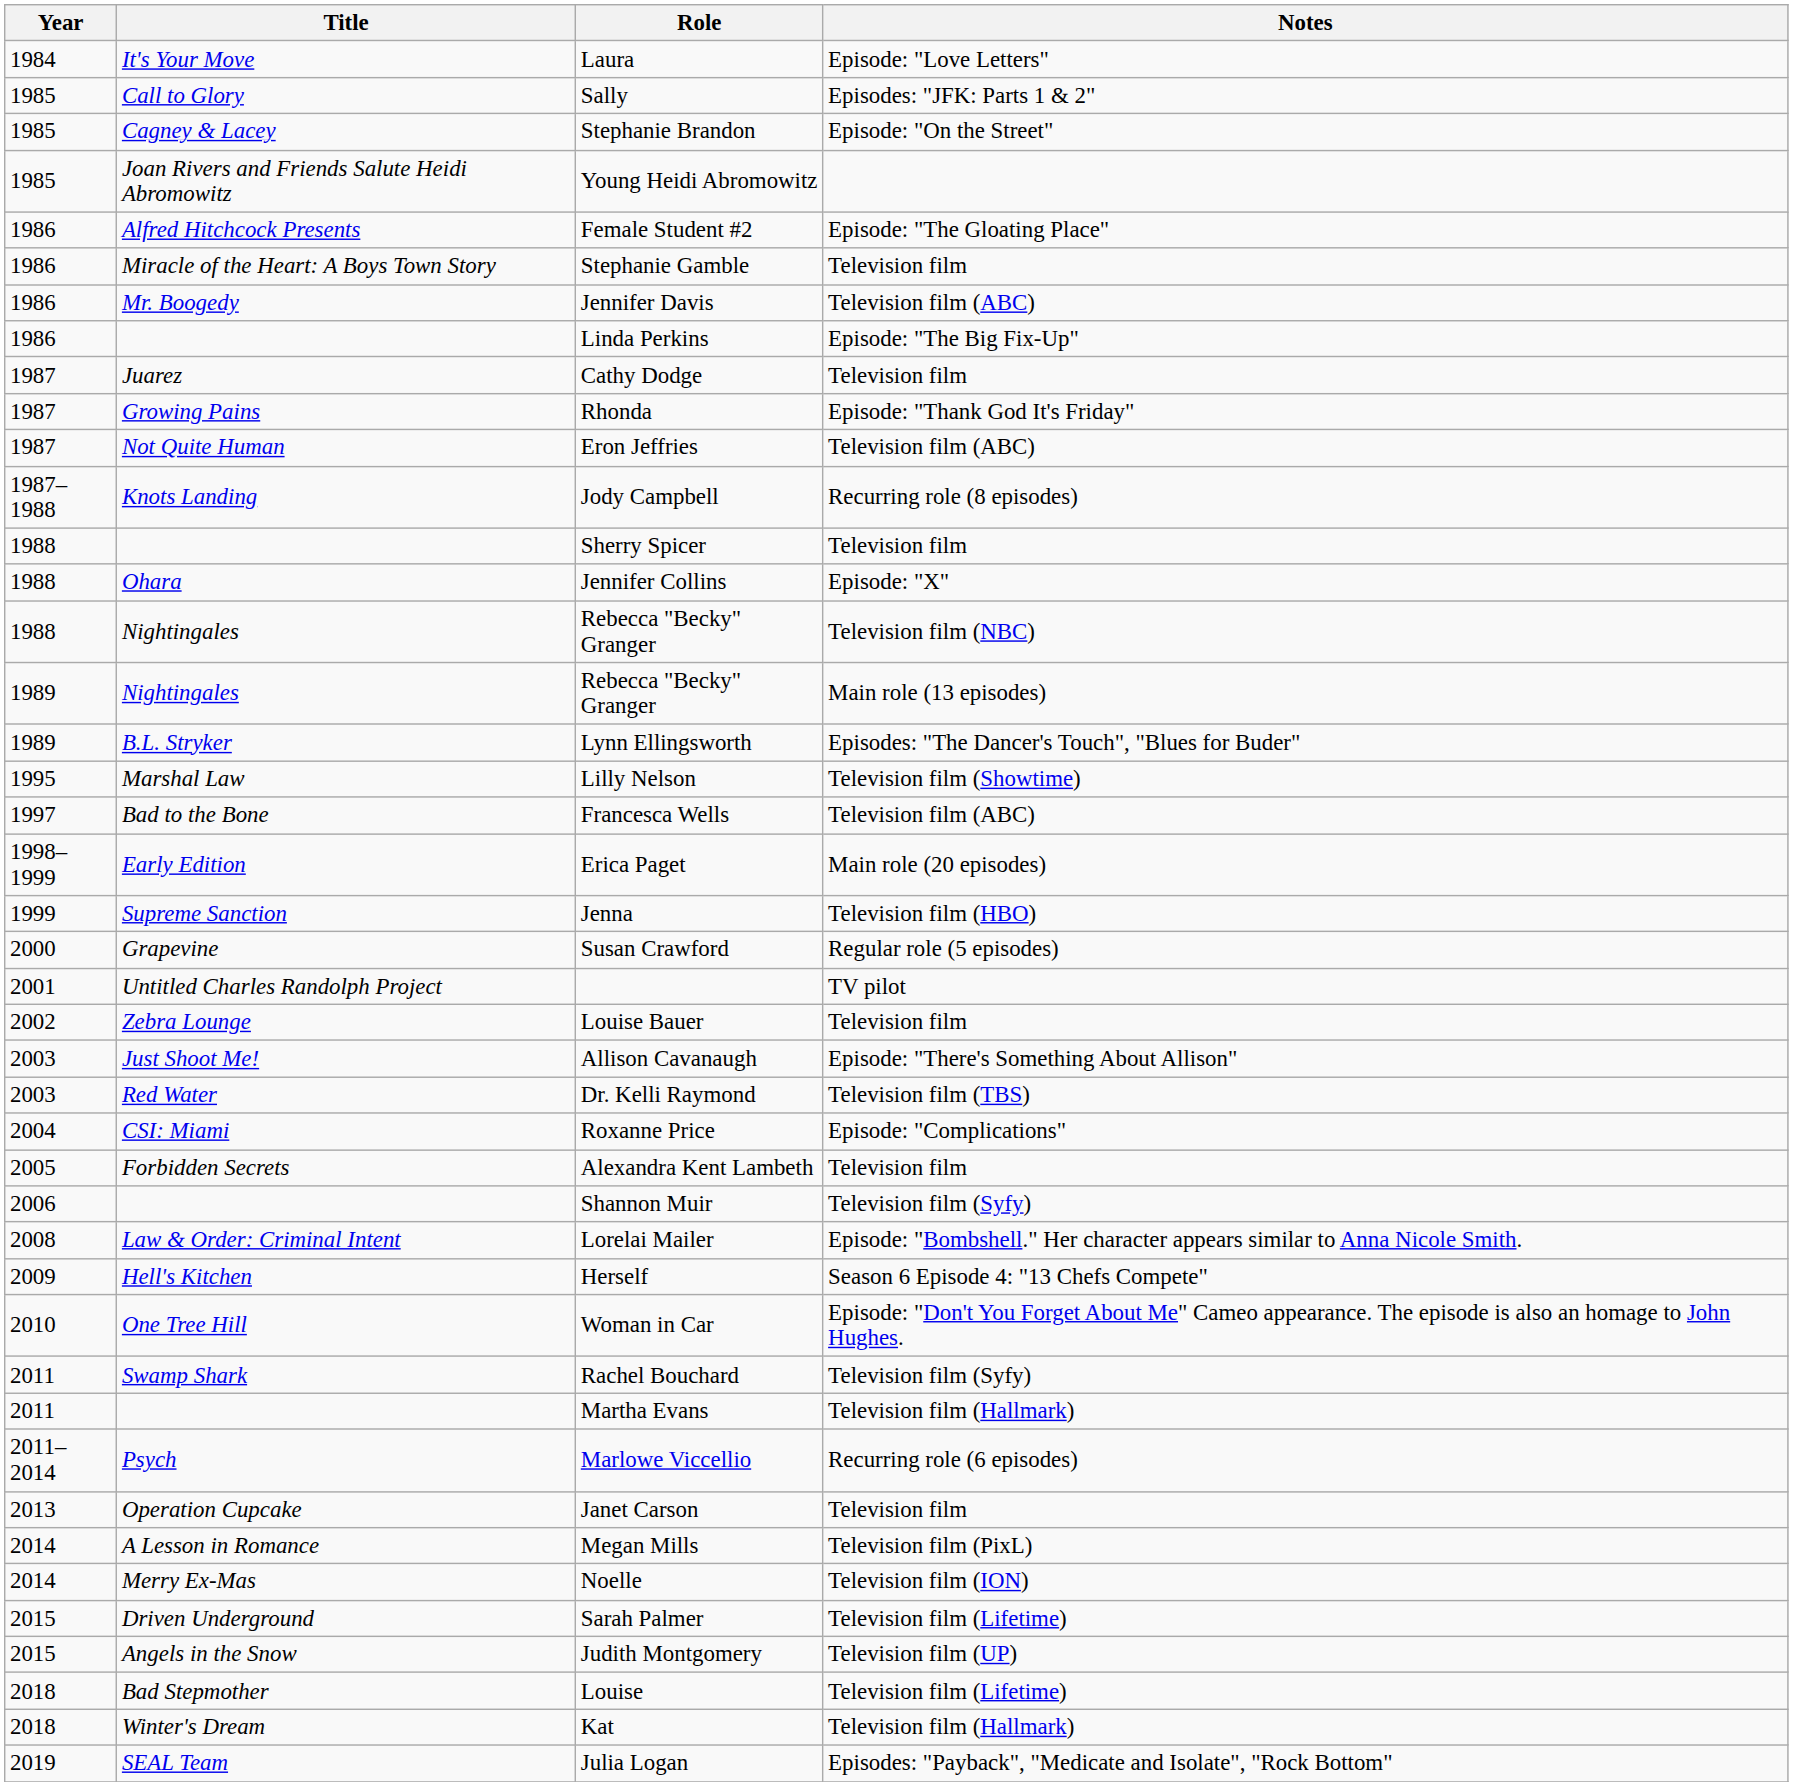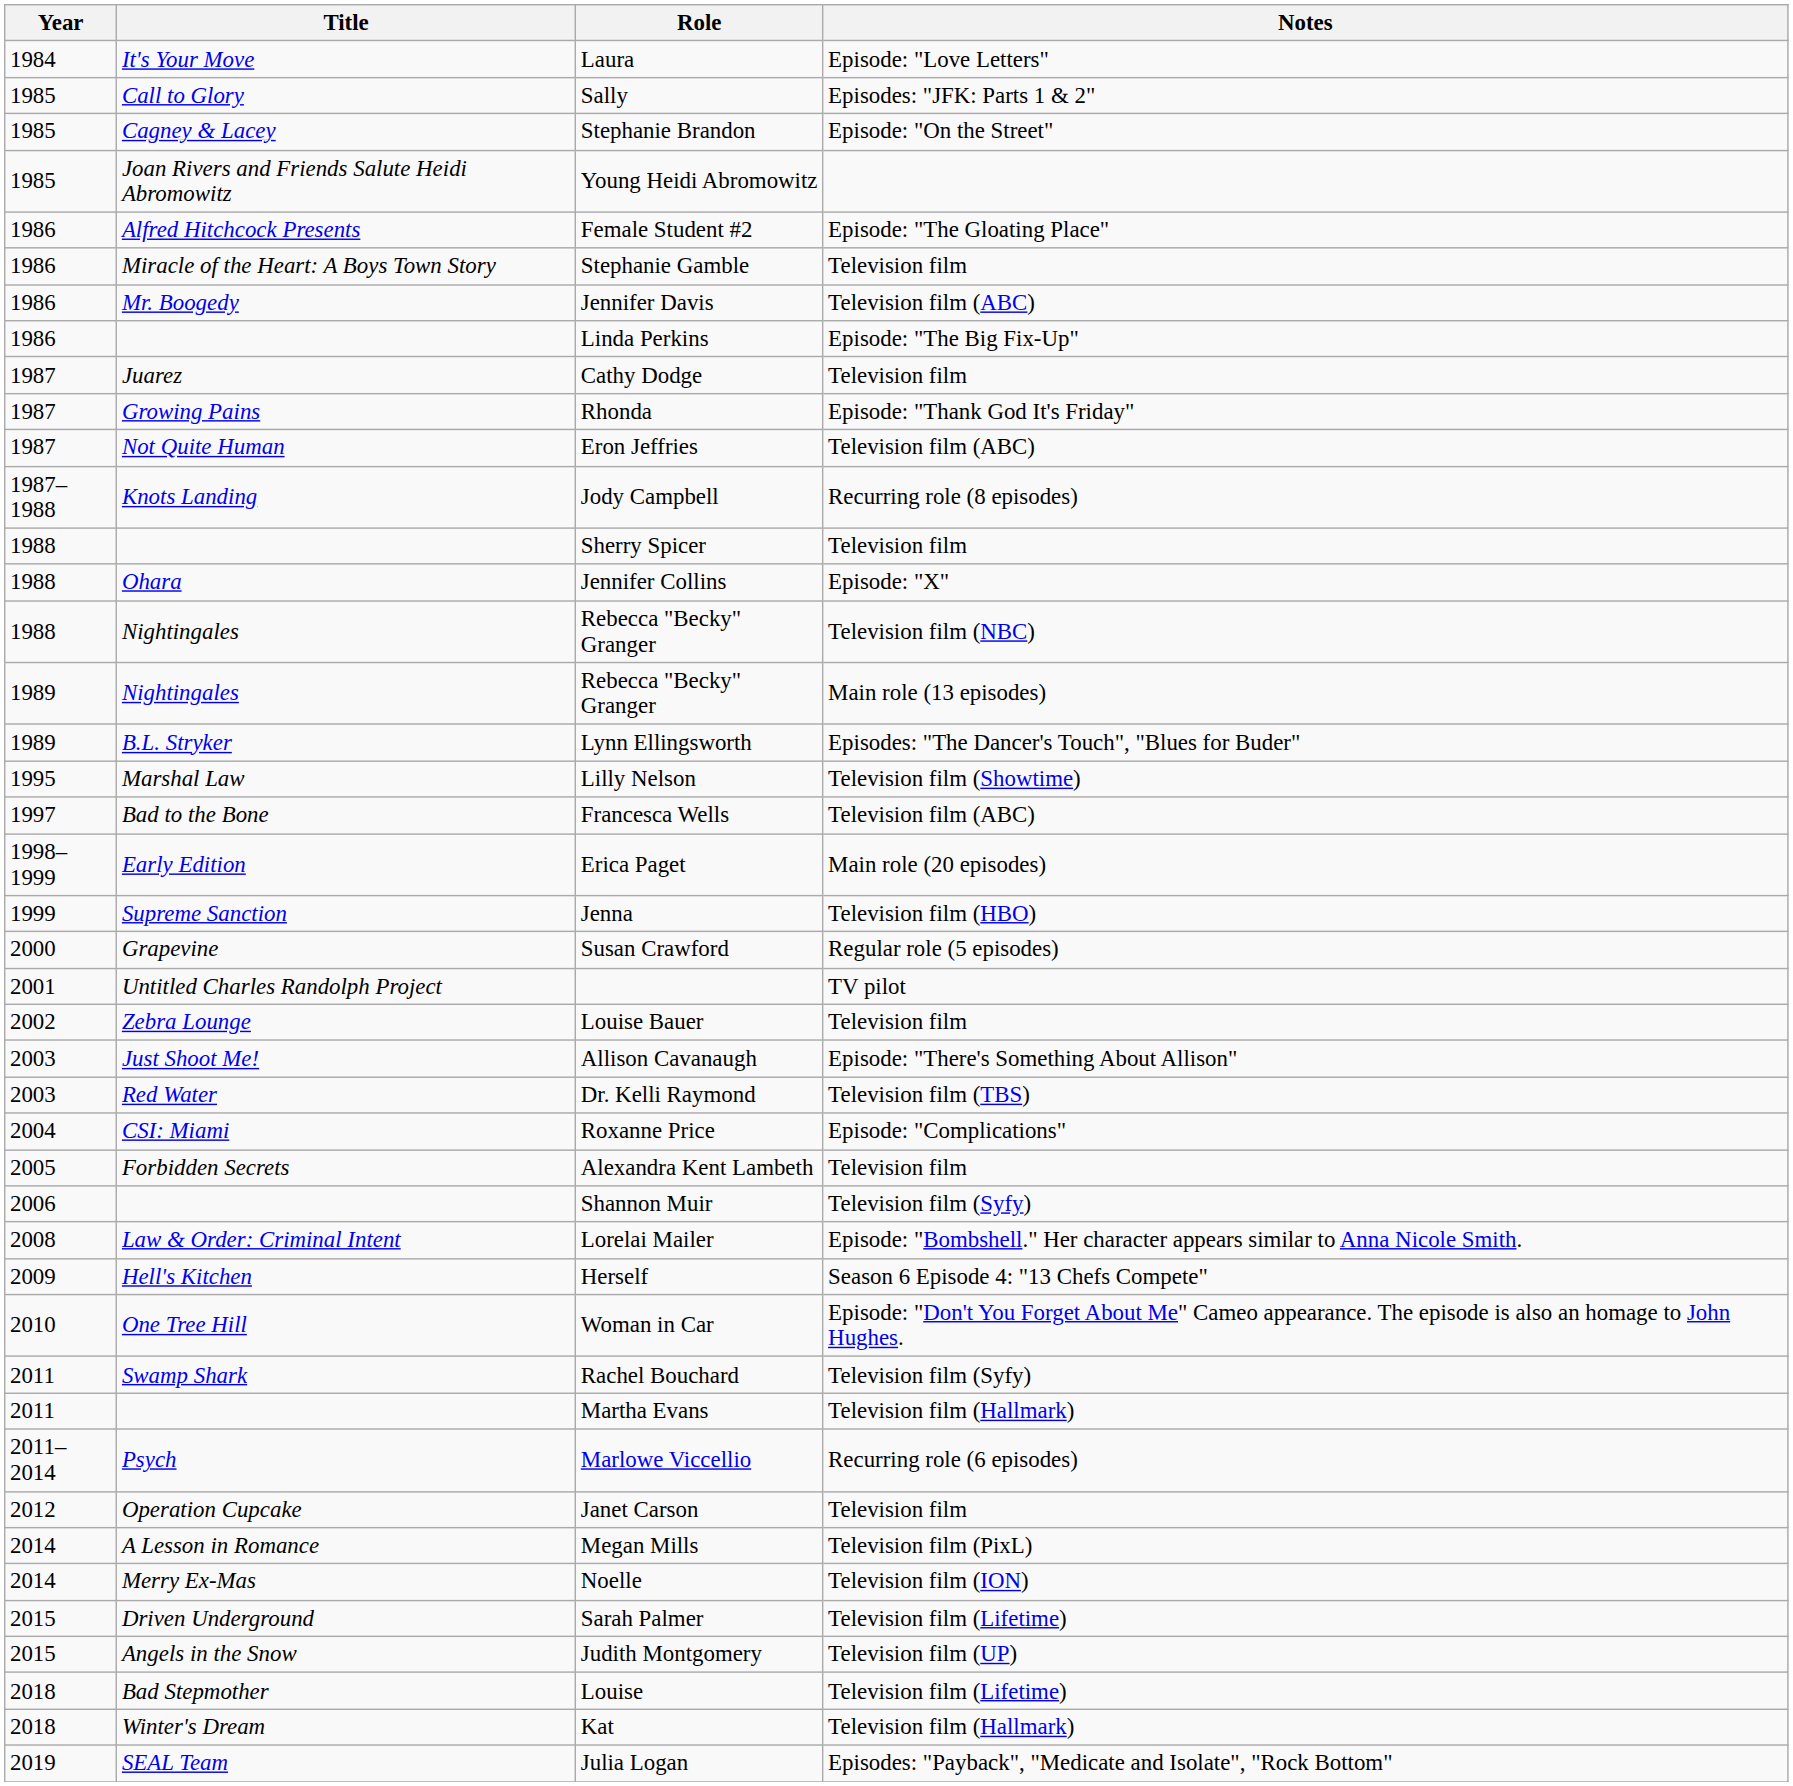(33, 1509) 2013 -> (33, 1509) 2012
